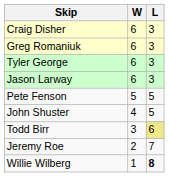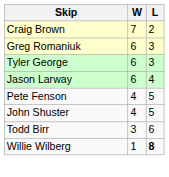+ row: (36, 29)
- row: (36, 29)
(151, 79) 3 -> (151, 79) 4
(133, 96) 5 -> (133, 96) 4
(151, 130) khaki background -> (151, 130) no background
- row: (35, 146)
